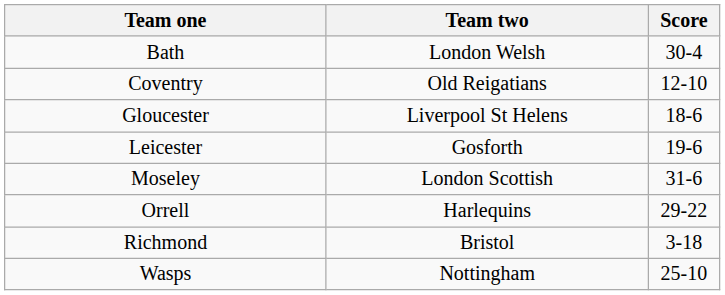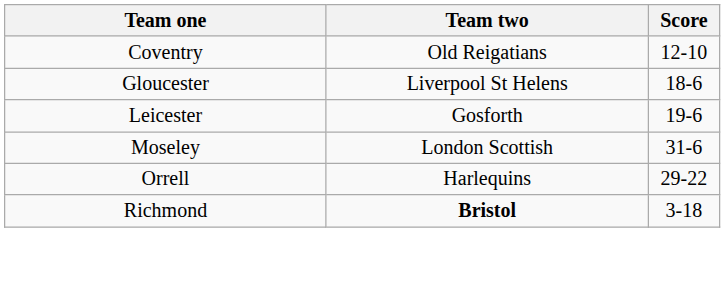- row: (165, 52)
(487, 242) normal -> (487, 210) bold
- row: (165, 274)
